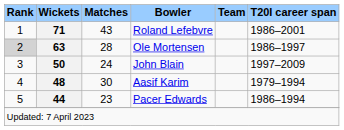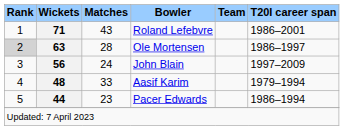(59, 64) 50 -> (59, 64) 56
(106, 82) 30 -> (106, 82) 33
